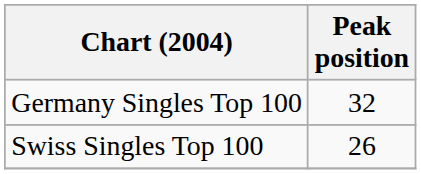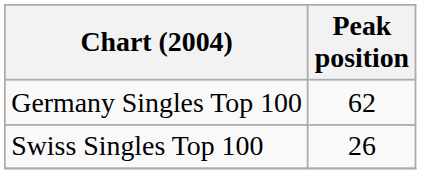(362, 102) 32 -> (362, 102) 62
